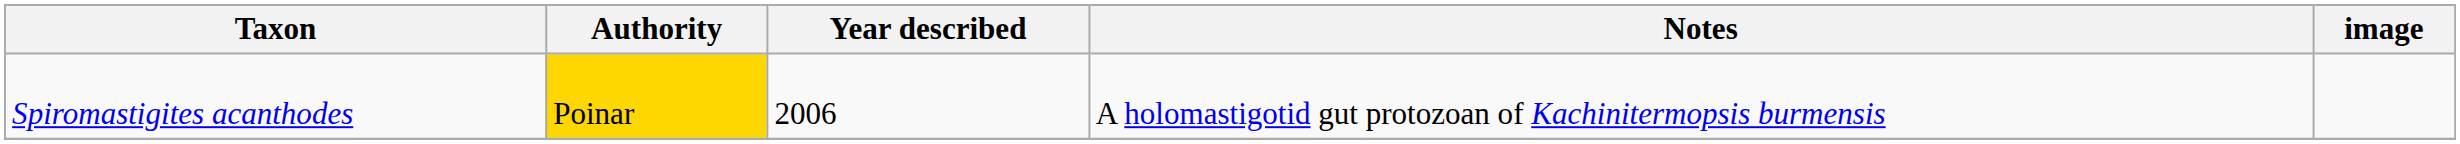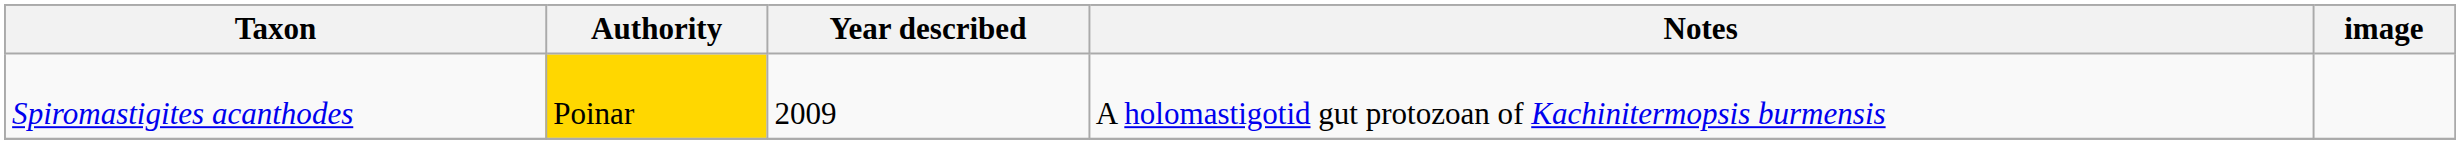(805, 113) 2006 -> (805, 113) 2009
